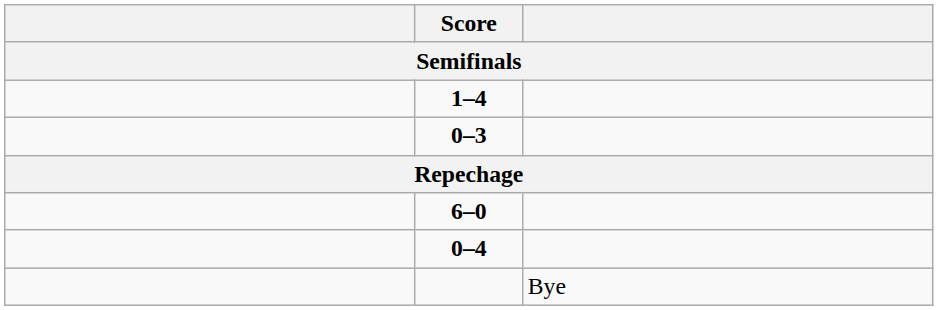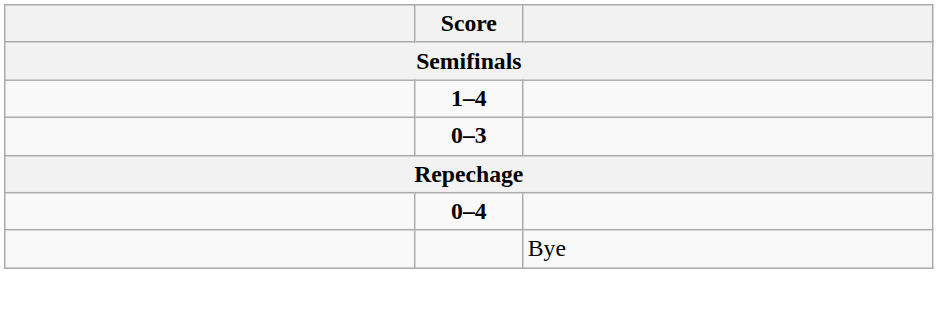- row: (469, 211)
